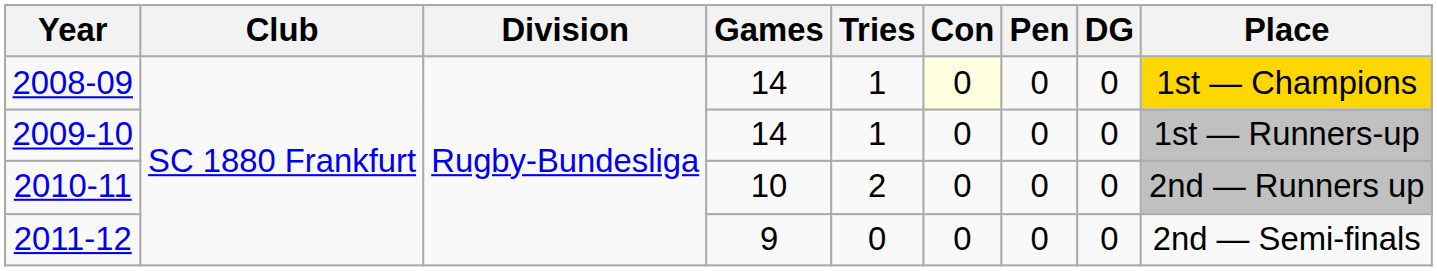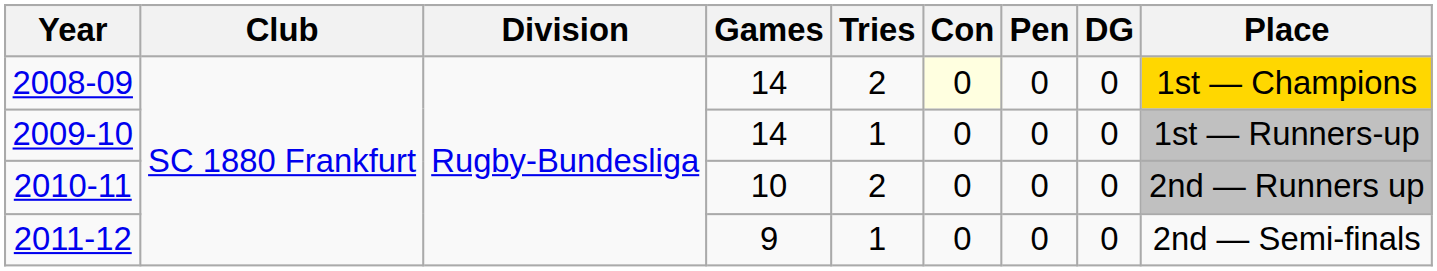(877, 82) 1 -> (877, 82) 2
(877, 238) 0 -> (877, 238) 1
